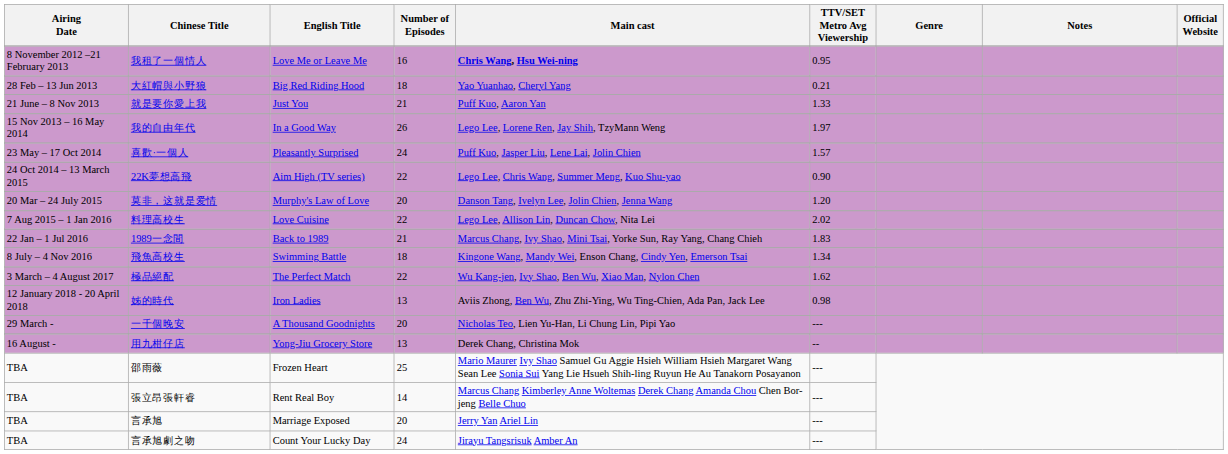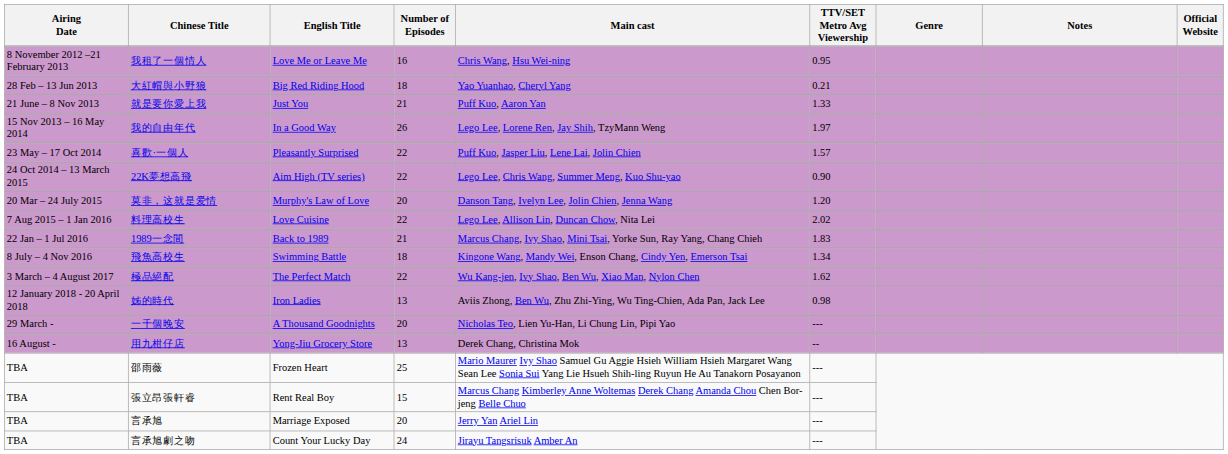(518, 60) bold -> (514, 60) normal
(402, 152) 24 -> (402, 152) 22
(402, 396) 14 -> (402, 396) 15
